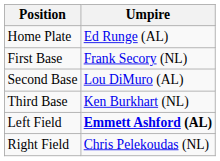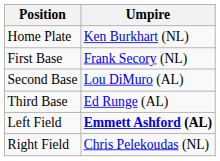(126, 36) Ed Runge (AL) -> (136, 36) Ken Burkhart (NL)
(136, 101) Ken Burkhart (NL) -> (126, 101) Ed Runge (AL)
